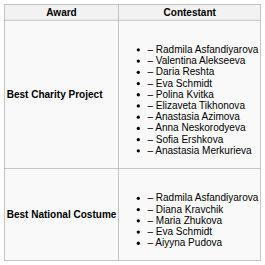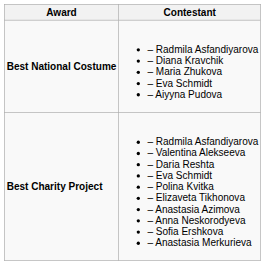rows swapped: (62, 215) <-> (55, 94)
